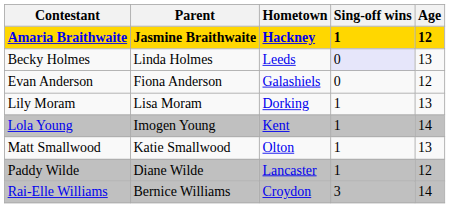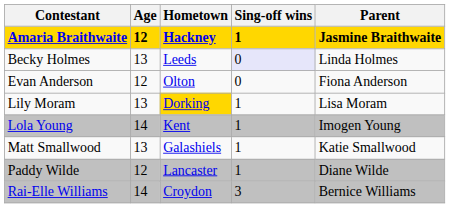columns swapped: (430, 15) <-> (195, 15)
(291, 81) Galashiels -> (179, 81) Olton
(286, 103) no background -> (186, 103) gold background
(278, 147) Olton -> (192, 147) Galashiels
